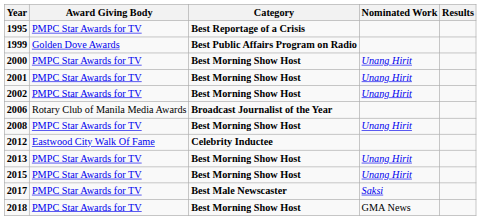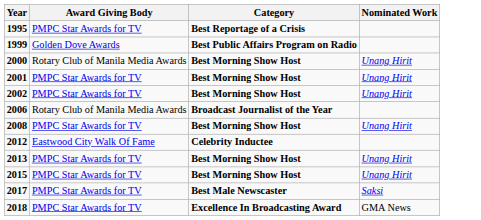- column: (458, 12)
(87, 61) PMPC Star Awards for TV -> (109, 61) Rotary Club of Manila Media Awards
(246, 207) Best Morning Show Host -> (266, 207) Excellence In Broadcasting Award
